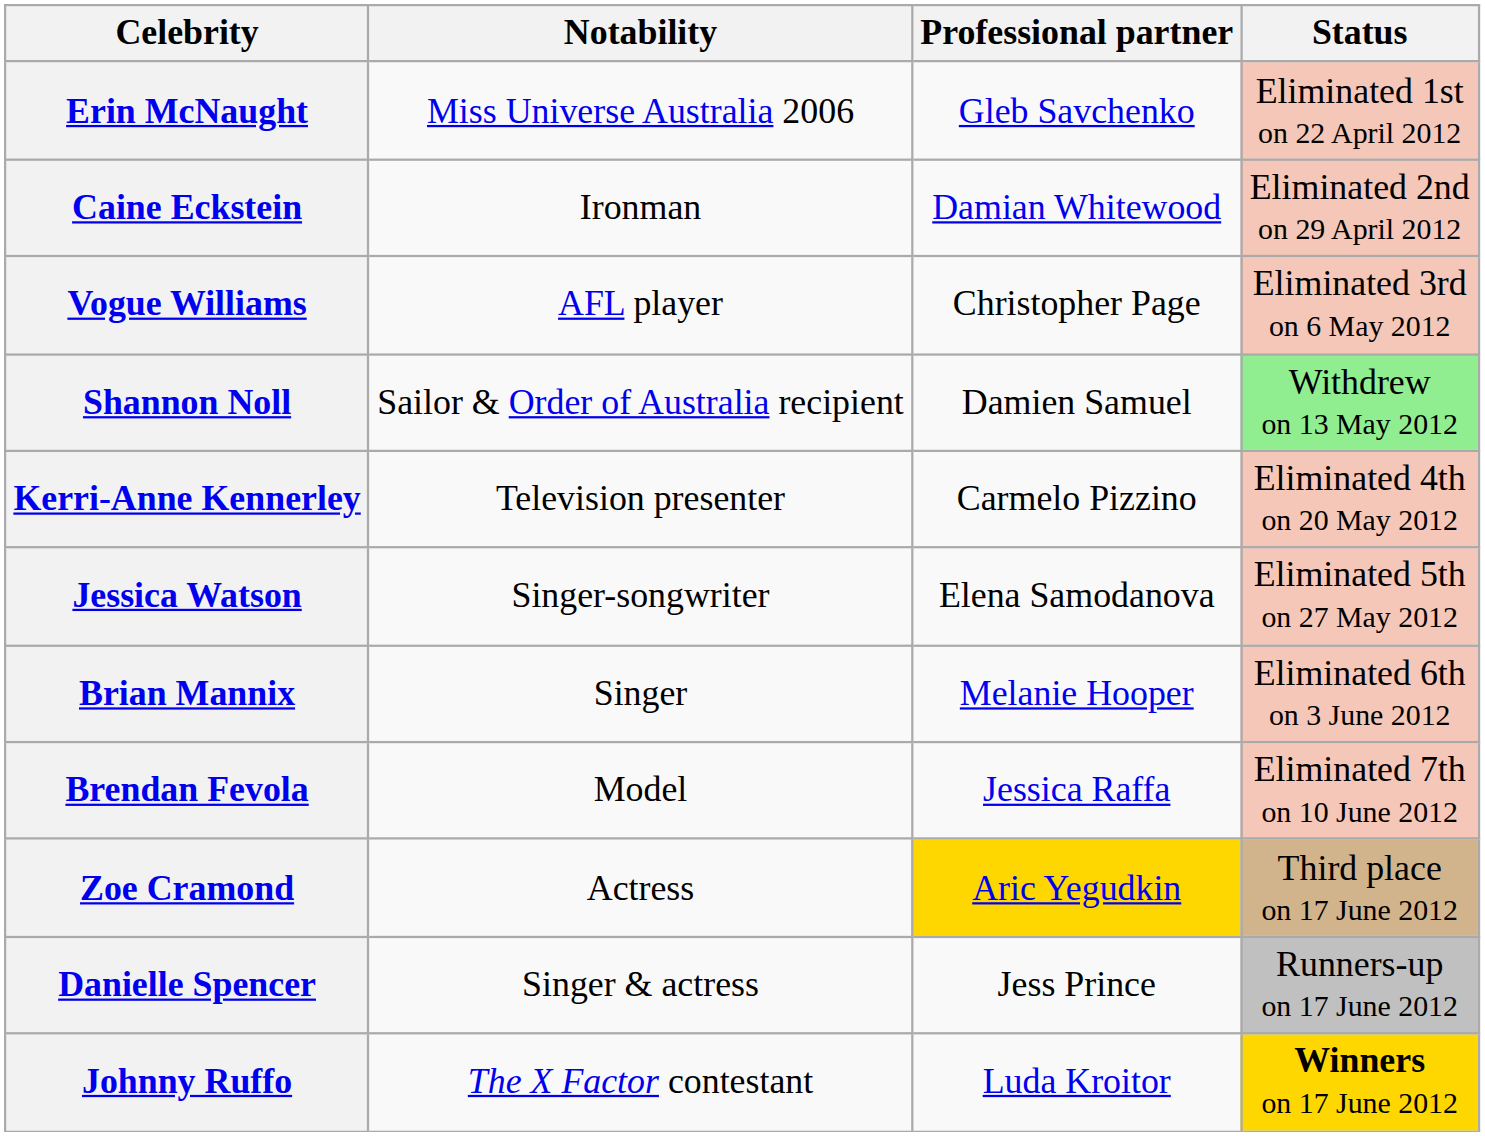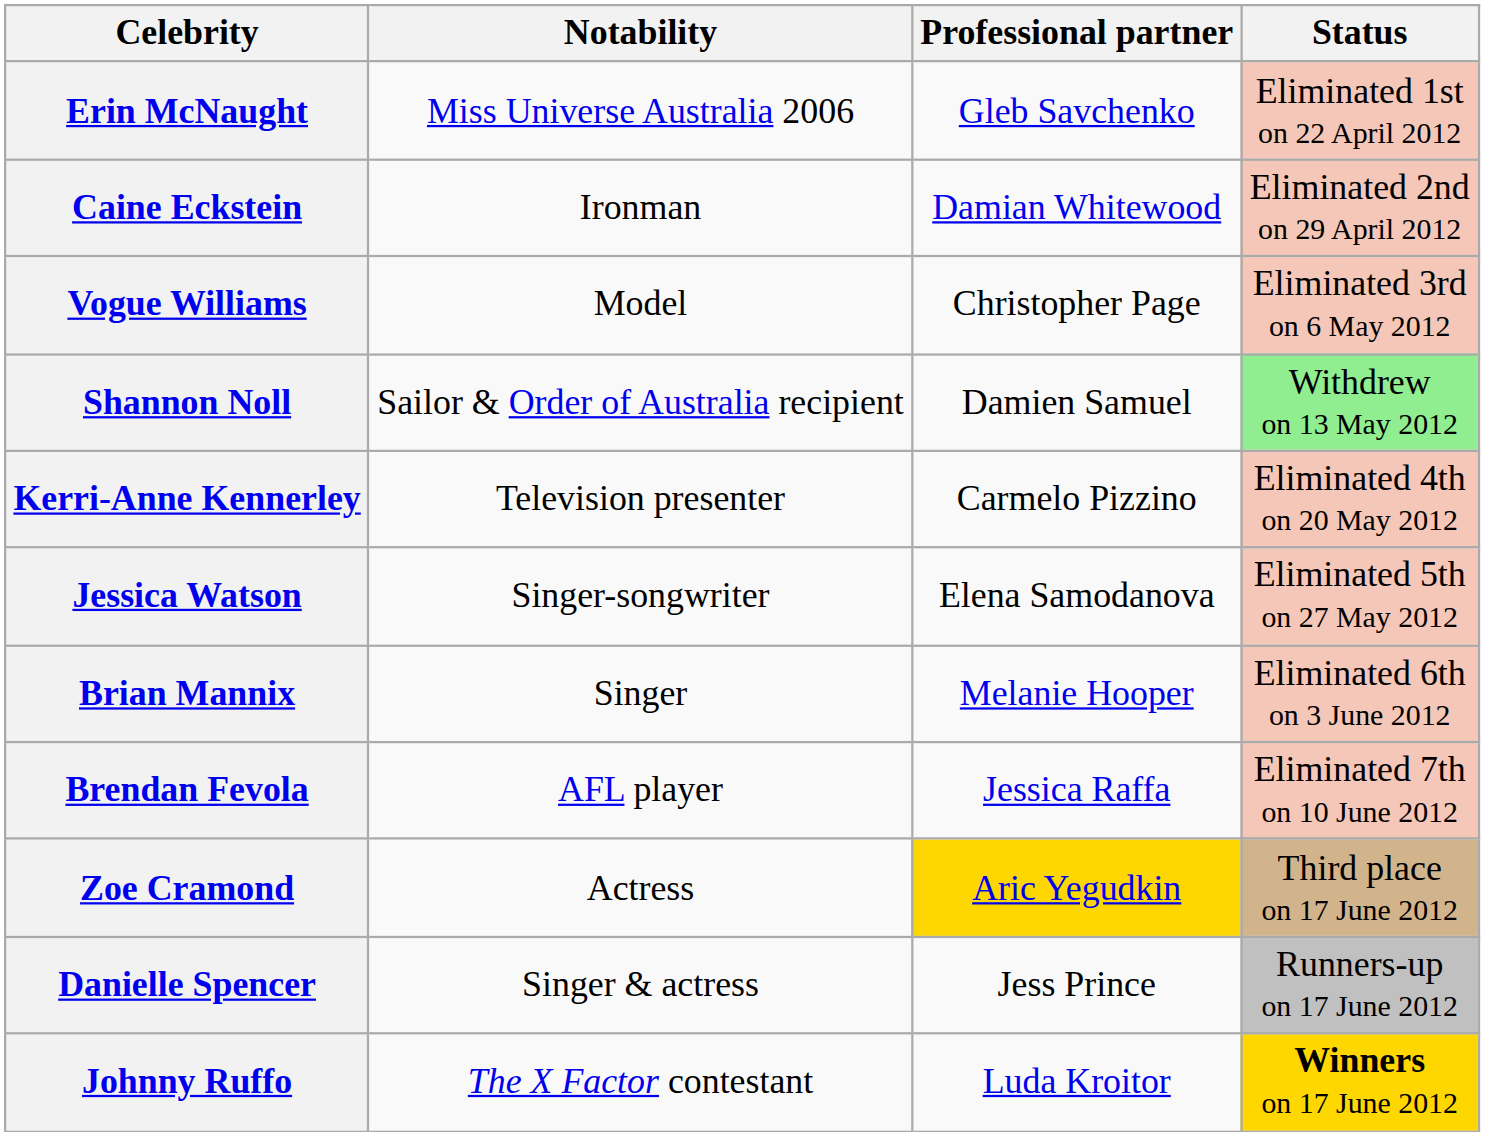(641, 304) AFL player -> (641, 304) Model
(641, 790) Model -> (641, 790) AFL player
